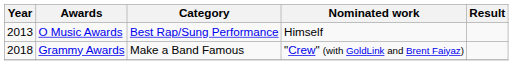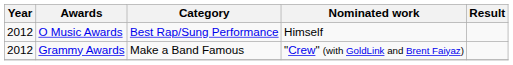(20, 32) 2013 -> (20, 32) 2012
(20, 50) 2018 -> (20, 50) 2012
